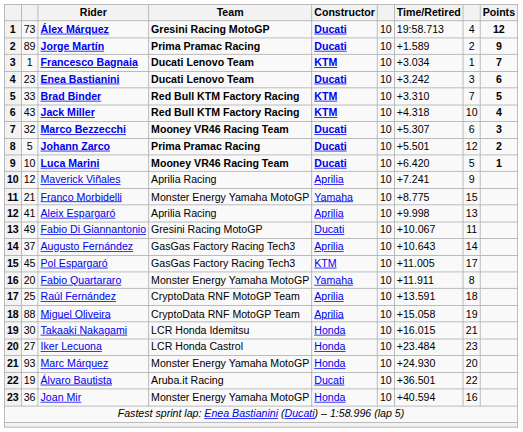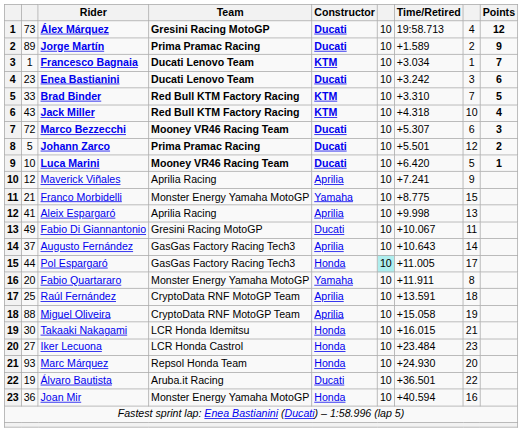(30, 129) 32 -> (30, 129) 72
(30, 263) 45 -> (30, 263) 44
(325, 263) KTM -> (330, 263) Honda
(386, 263) no background -> (386, 263) paleturquoise background
(230, 363) Monster Energy Yamaha MotoGP -> (199, 363) Repsol Honda Team
